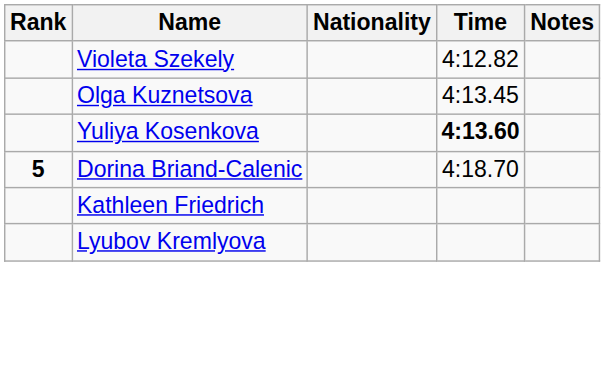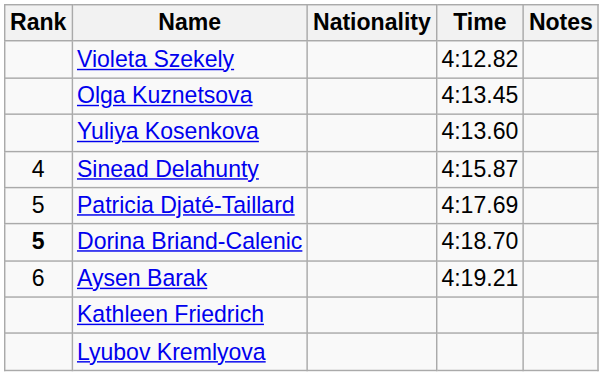(480, 132) bold -> (480, 132) normal
+ row: (168, 168)
+ row: (186, 205)
+ row: (142, 278)
